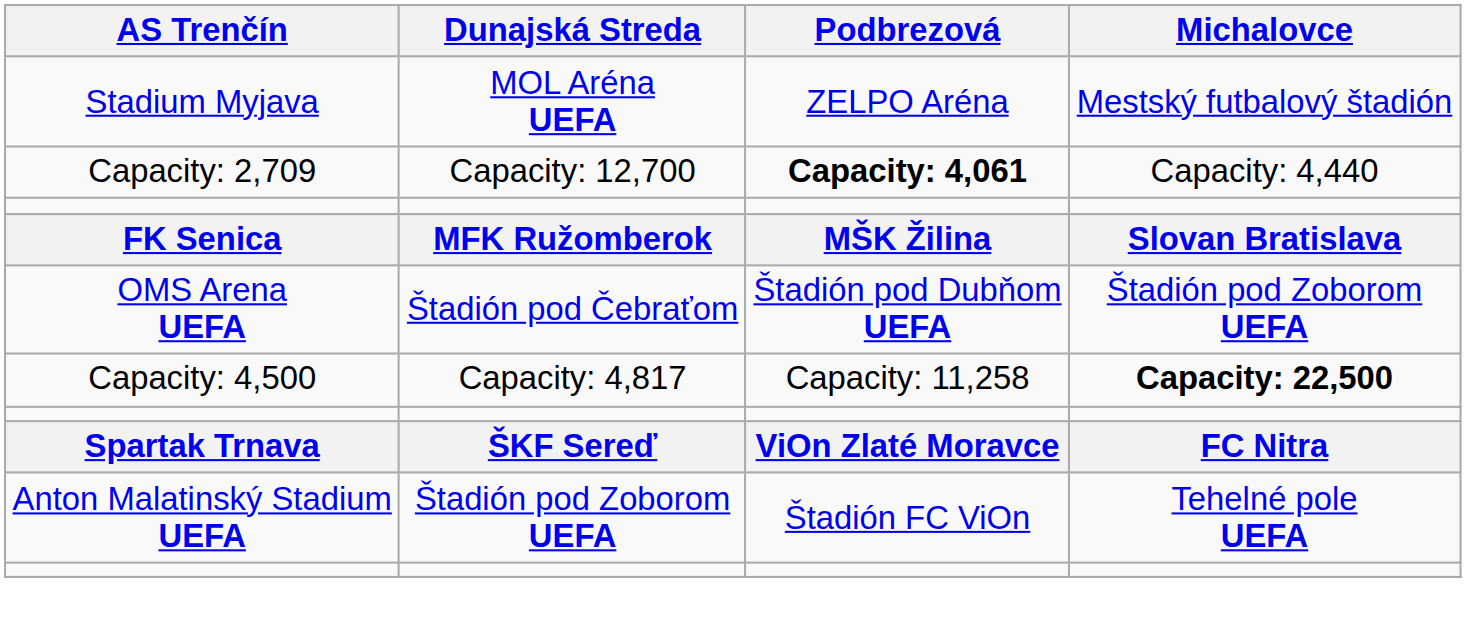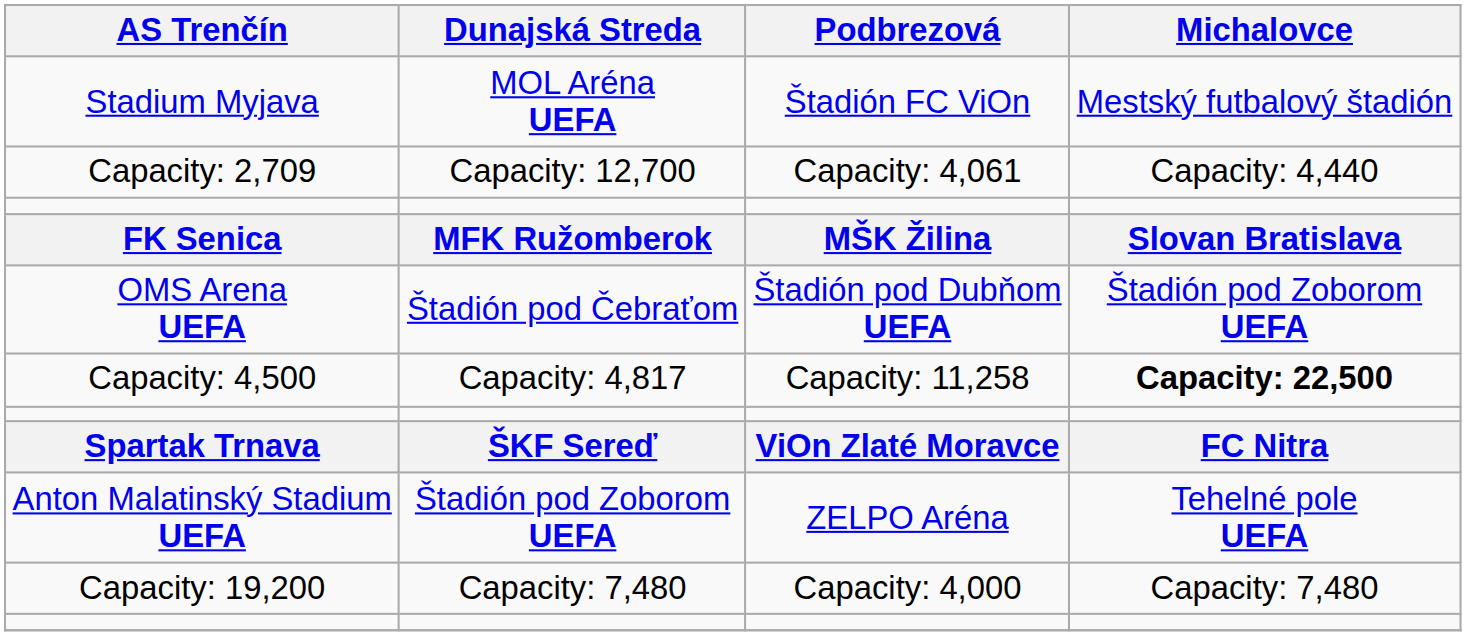(908, 100) ZELPO Aréna -> (908, 100) Štadión FC ViOn
(908, 171) bold -> (908, 171) normal
(908, 517) Štadión FC ViOn -> (908, 517) ZELPO Aréna
+ row: (202, 587)
